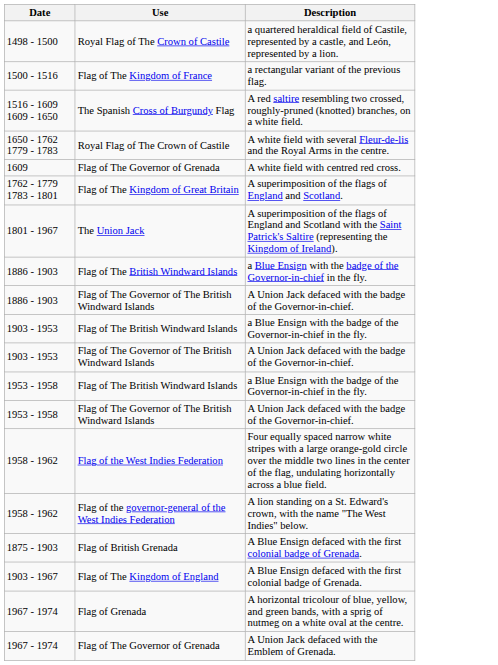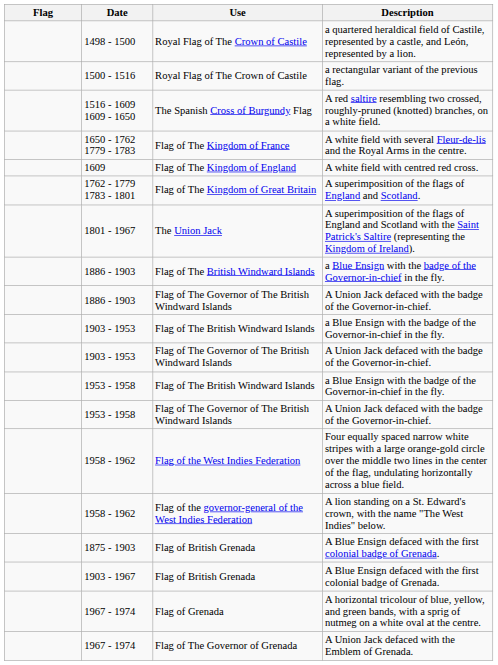+ column: (43, 12)
(145, 76) Flag of The Kingdom of France -> (231, 76) Royal Flag of The Crown of Castile
(154, 145) Royal Flag of The Crown of Castile -> (222, 145) Flag of The Kingdom of France
(149, 167) Flag of The Governor of Grenada -> (226, 167) Flag of The Kingdom of England
(148, 576) Flag of The Kingdom of England -> (205, 576) Flag of British Grenada
